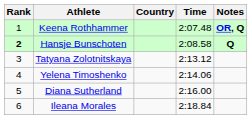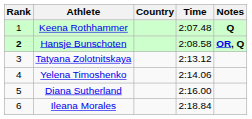(230, 28) OR, Q -> (230, 28) Q
(230, 43) Q -> (230, 43) OR, Q
